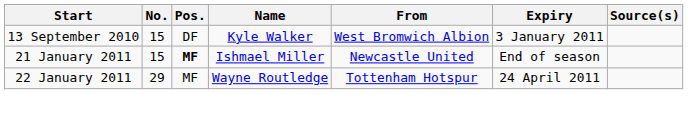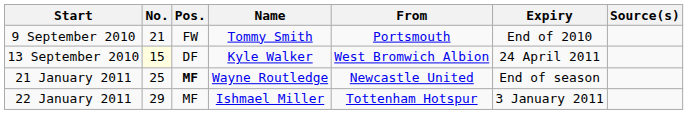+ row: (73, 36)
(157, 36) no background -> (157, 57) lightyellow background
(550, 36) 3 January 2011 -> (550, 57) 24 April 2011
(157, 57) 15 -> (157, 78) 25
(270, 57) Ishmael Miller -> (270, 78) Wayne Routledge
(270, 78) Wayne Routledge -> (270, 99) Ishmael Miller
(550, 78) 24 April 2011 -> (550, 99) 3 January 2011
